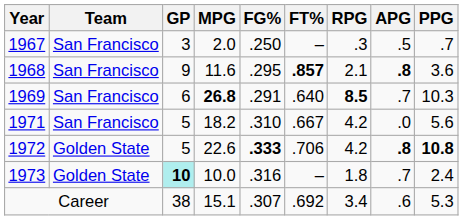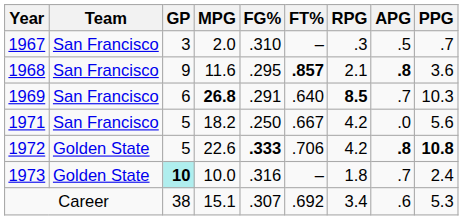(265, 44) .250 -> (265, 44) .310
(265, 123) .310 -> (265, 123) .250
